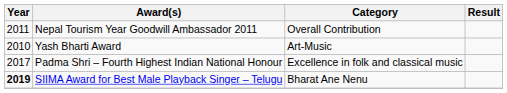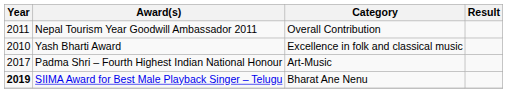(310, 46) Art-Music -> (375, 46) Excellence in folk and classical music
(375, 63) Excellence in folk and classical music -> (310, 63) Art-Music
